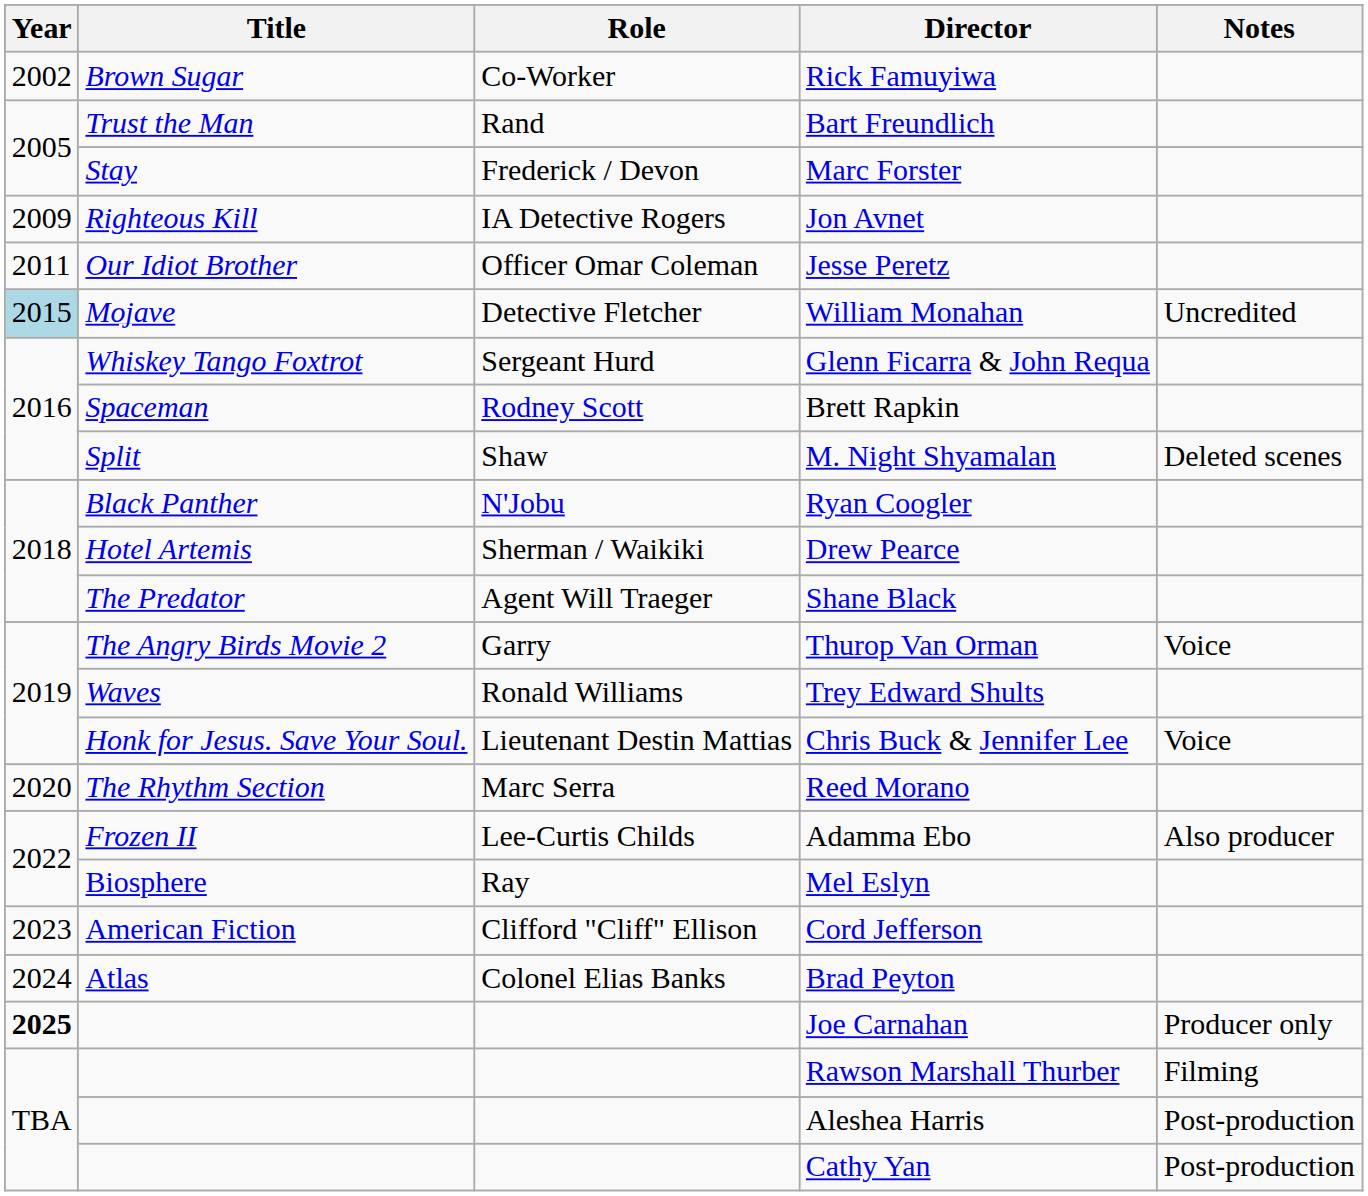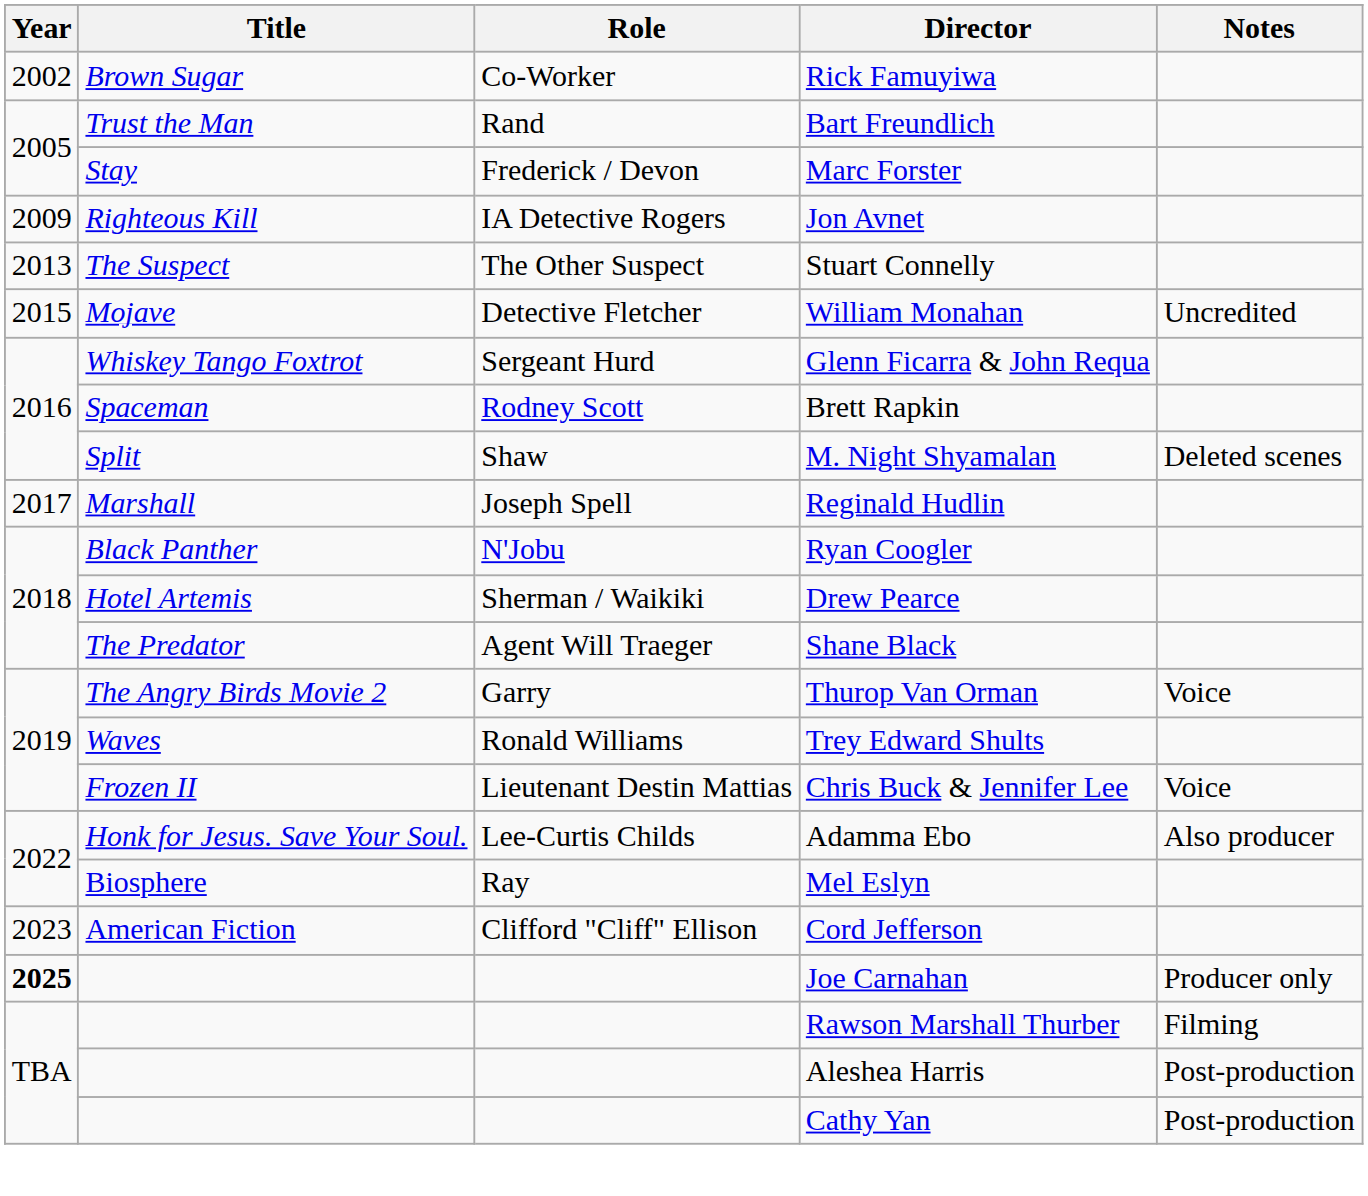- row: (878, 265)
+ row: (900, 265)
(42, 312) lightblue background -> (42, 312) no background
+ row: (905, 502)
(276, 739) Honk for Jesus. Save Your Soul. -> (141, 787) Frozen II
- row: (888, 787)
(141, 834) Frozen II -> (276, 834) Honk for Jesus. Save Your Soul.
- row: (880, 977)
